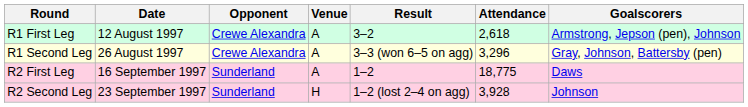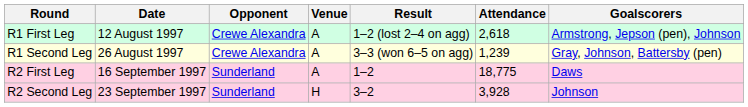(363, 33) 3–2 -> (411, 33) 1–2 (lost 2–4 on agg)
(494, 53) 3,296 -> (494, 53) 1,239
(411, 92) 1–2 (lost 2–4 on agg) -> (363, 92) 3–2
